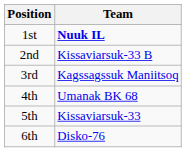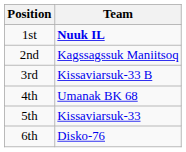(105, 55) Kissaviarsuk-33 B -> (118, 55) Kagssagssuk Maniitsoq
(118, 75) Kagssagssuk Maniitsoq -> (105, 75) Kissaviarsuk-33 B
